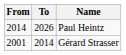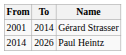rows swapped: (88, 43) <-> (81, 27)
